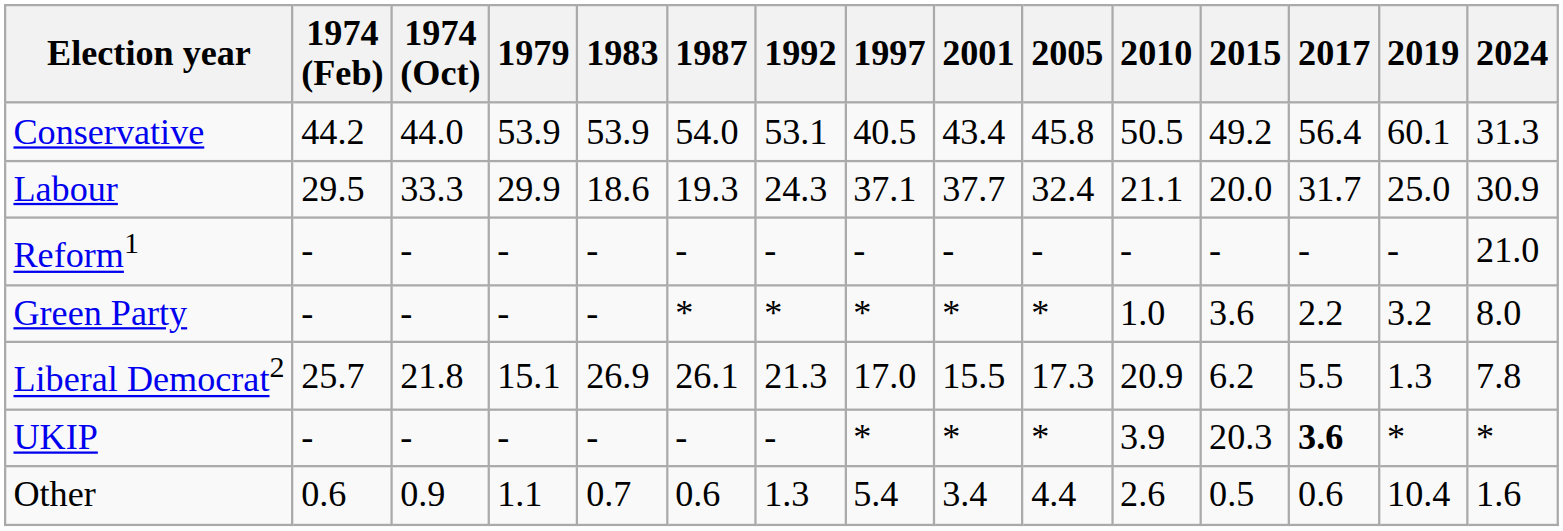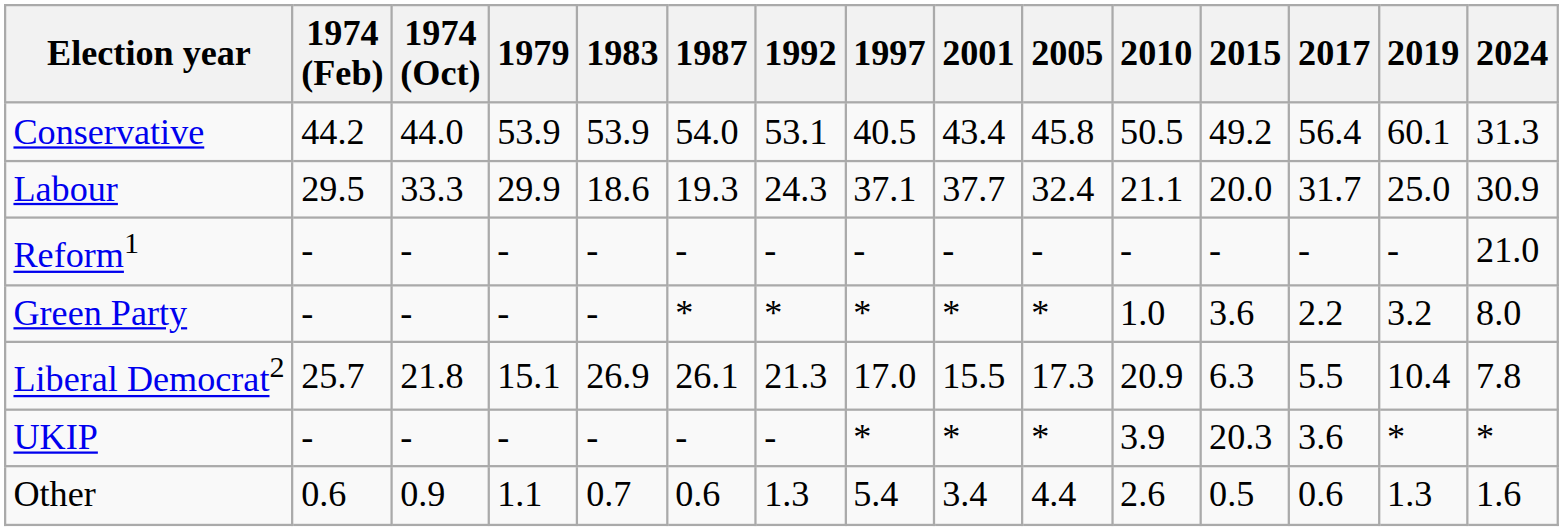(1232, 375) 6.2 -> (1232, 375) 6.3
(1410, 375) 1.3 -> (1419, 375) 10.4
(1321, 437) bold -> (1321, 437) normal
(1419, 494) 10.4 -> (1410, 494) 1.3
